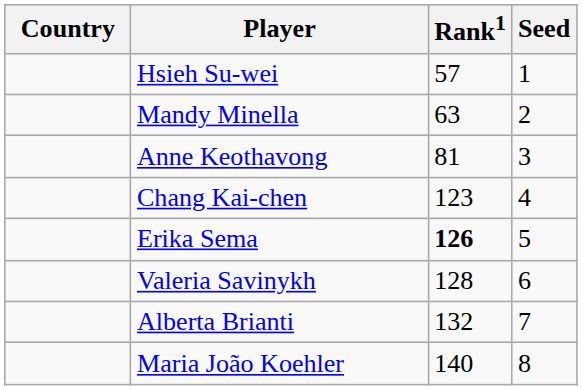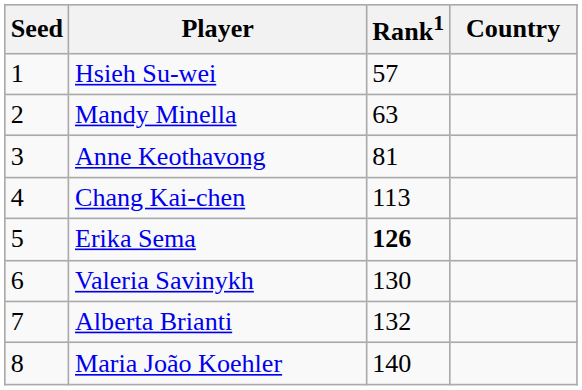columns swapped: (68, 28) <-> (544, 28)
(454, 197) 123 -> (391, 197) 113
(454, 280) 128 -> (392, 280) 130
